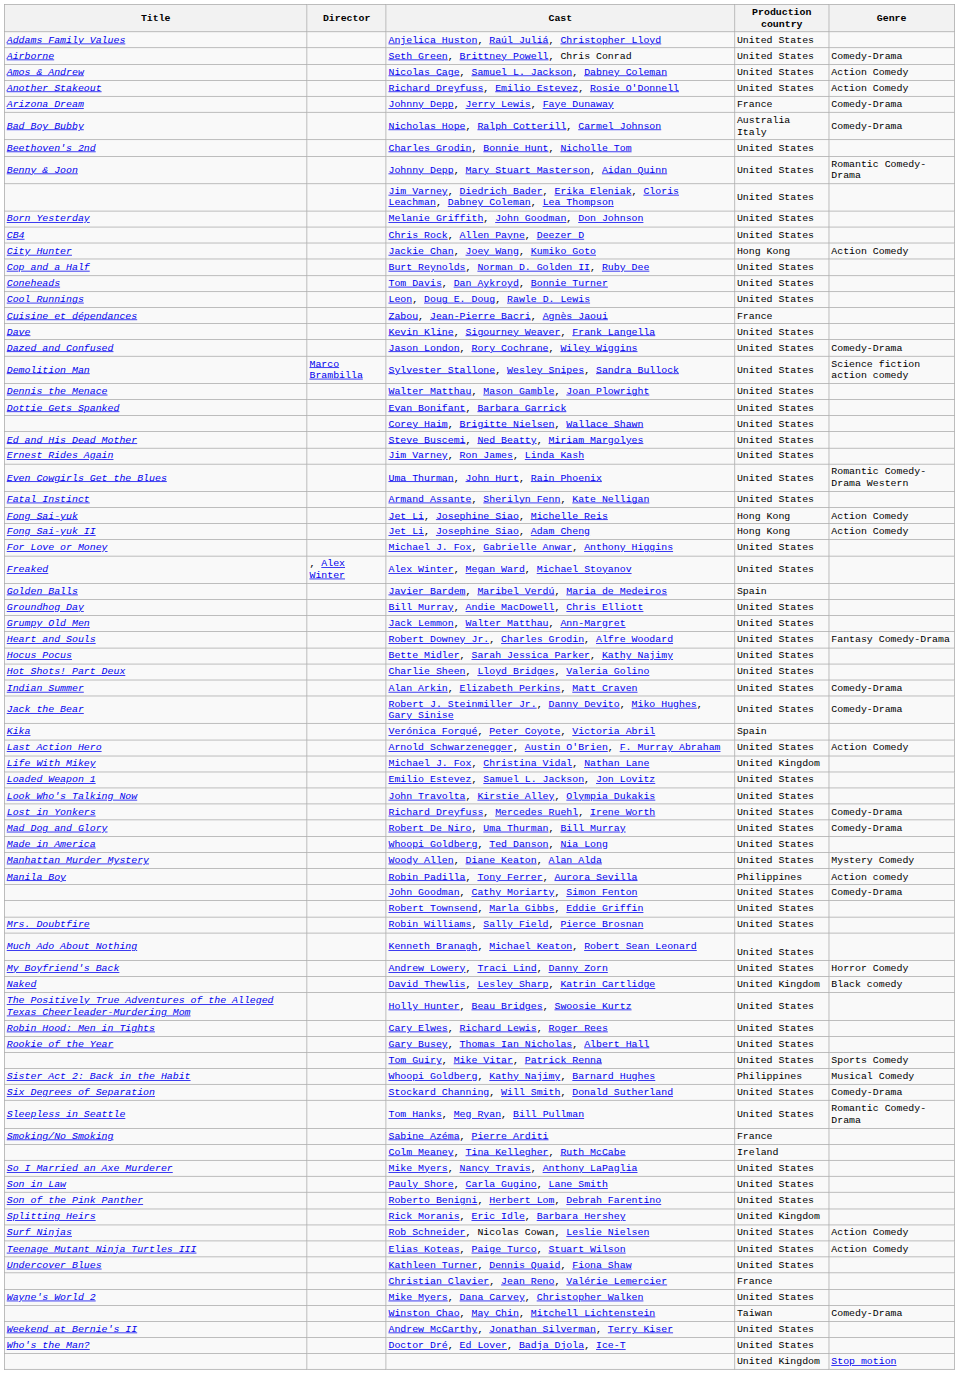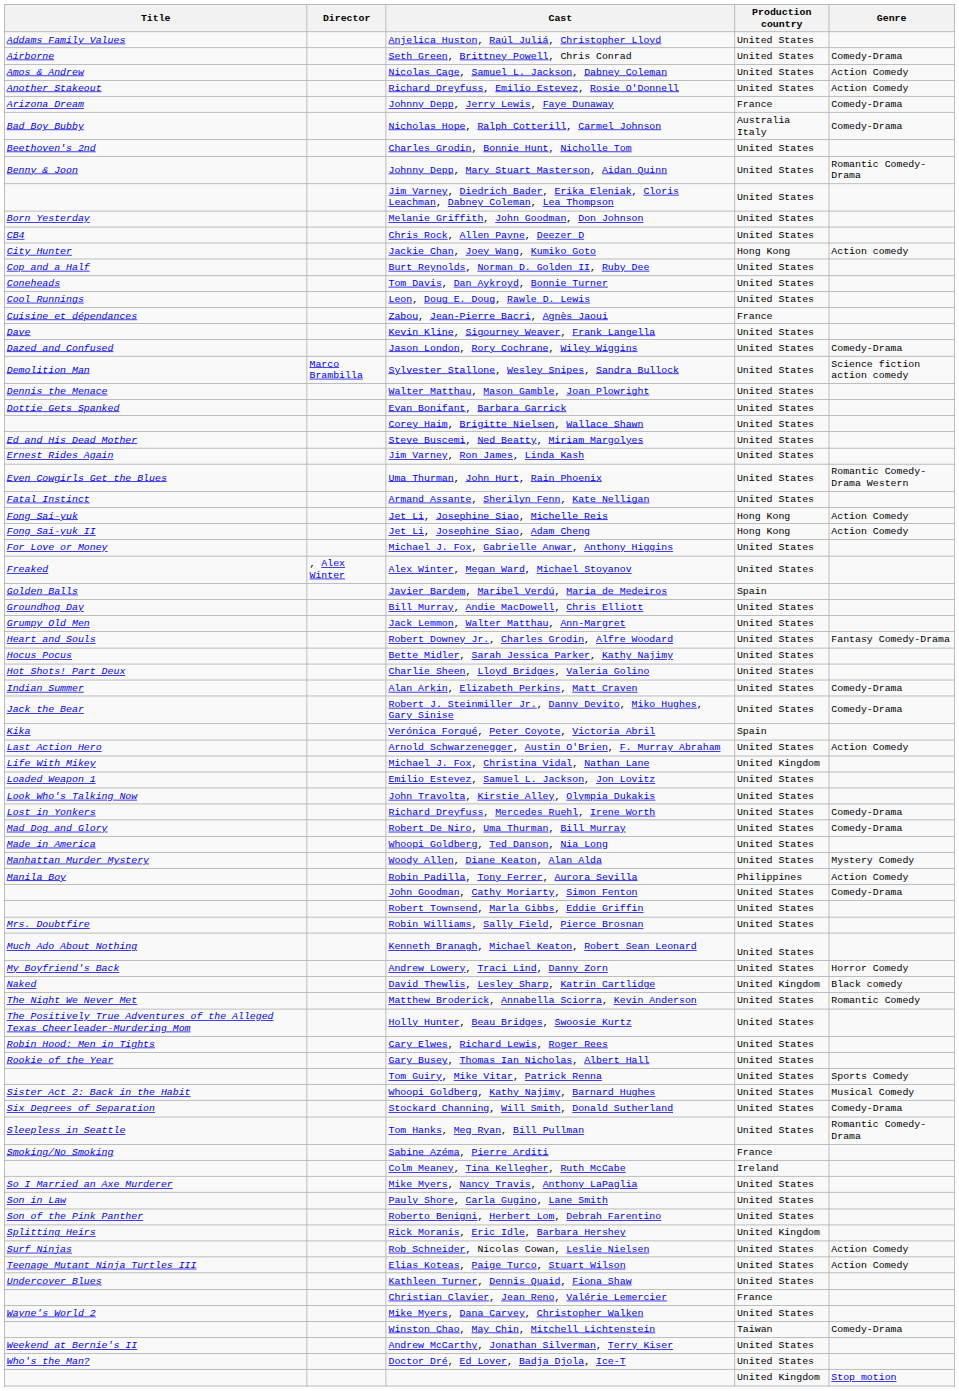(870, 251) Action Comedy -> (870, 251) Action comedy
(870, 877) Action comedy -> (870, 877) Action Comedy
+ row: (543, 1001)
(770, 1076) Philippines -> (775, 1093) United States
